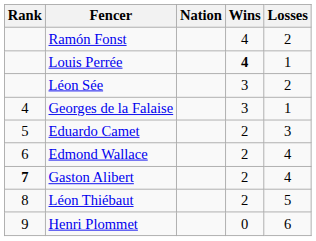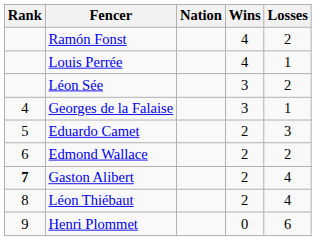(245, 62) bold -> (245, 62) normal
(288, 154) 4 -> (288, 154) 2
(288, 200) 5 -> (288, 200) 4
